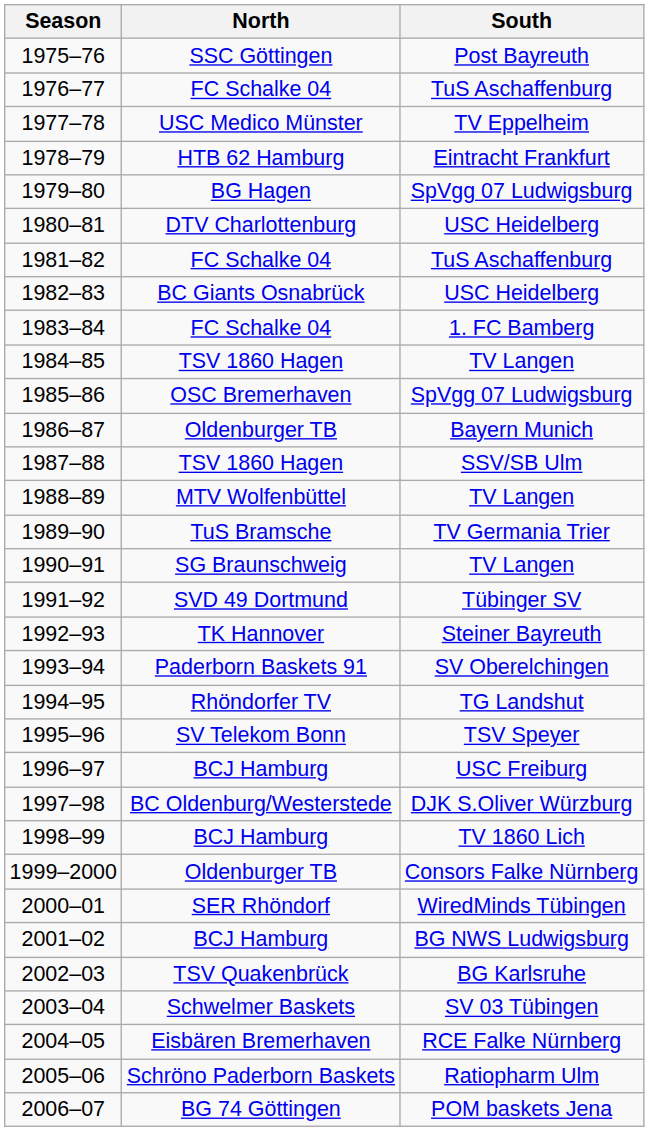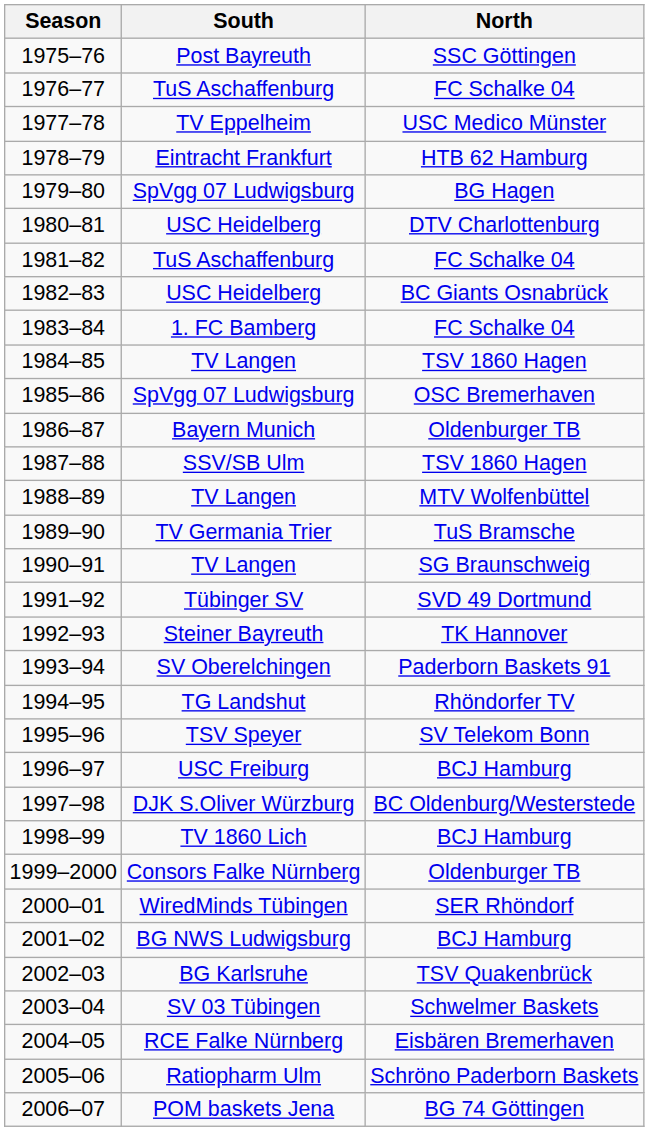columns swapped: (261, 21) <-> (522, 21)
